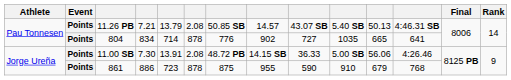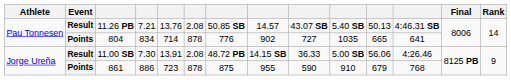(80, 26) Points -> (80, 26) Result
(171, 26) 13.79 -> (171, 26) 13.76
(80, 54) Points -> (80, 54) Result
